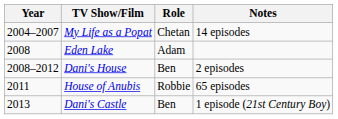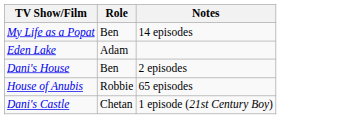- column: (33, 13)
(173, 31) Chetan -> (109, 31) Ben
(166, 104) Ben -> (116, 104) Chetan
